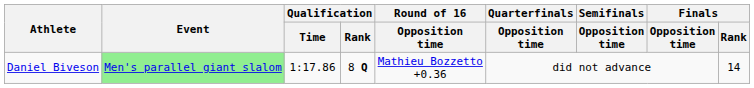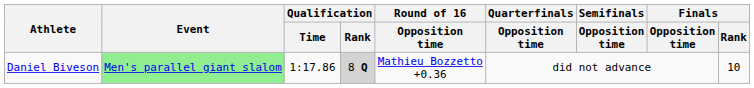(358, 68) no background -> (358, 68) lightgrey background
(734, 68) 14 -> (734, 68) 10
